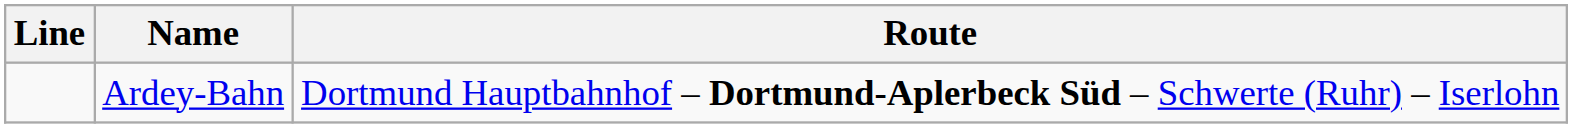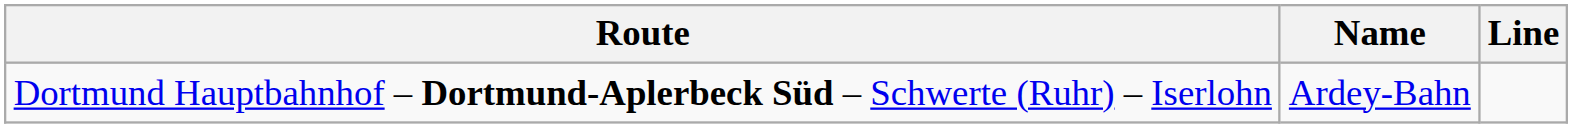columns swapped: (49, 33) <-> (930, 33)
